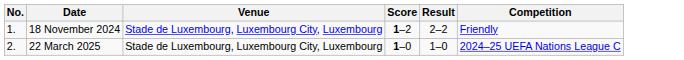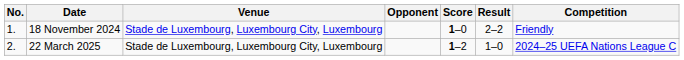+ column: (413, 13)
(402, 30) 1–2 -> (458, 30) 1–0
(402, 47) 1–0 -> (458, 47) 1–2
